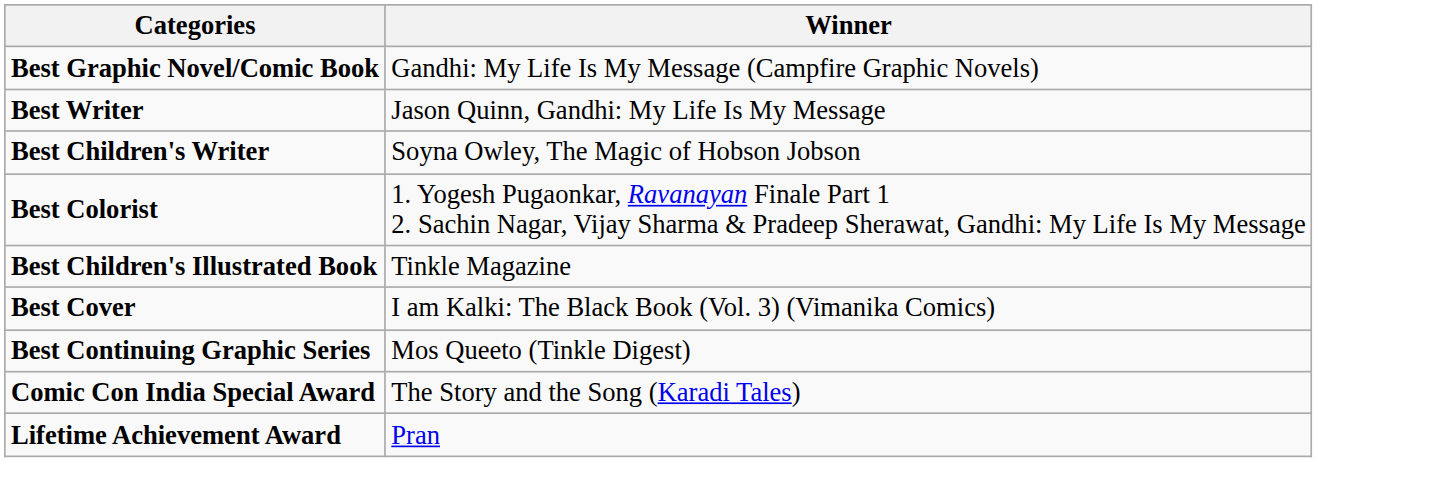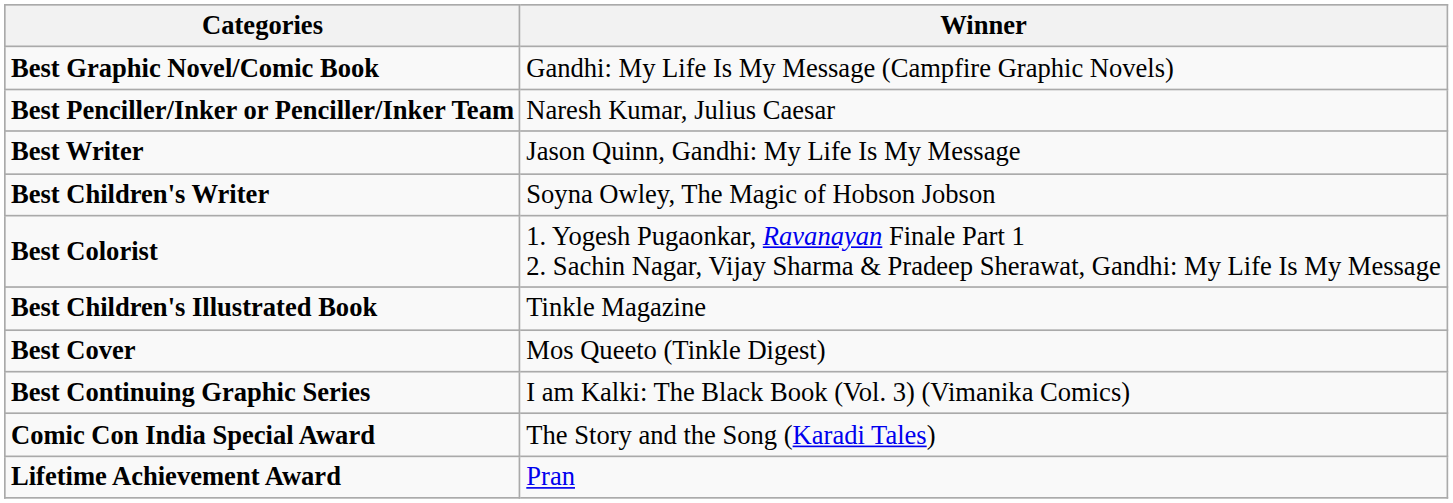+ row: (263, 109)
(693, 308) I am Kalki: The Black Book (Vol. 3) (Vimanika Comics) -> (676, 350) Mos Queeto (Tinkle Digest)
(541, 350) Mos Queeto (Tinkle Digest) -> (828, 392) I am Kalki: The Black Book (Vol. 3) (Vimanika Comics)
